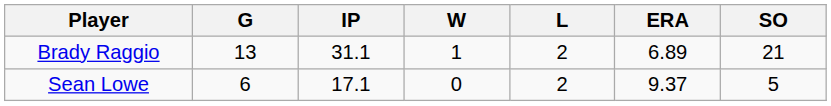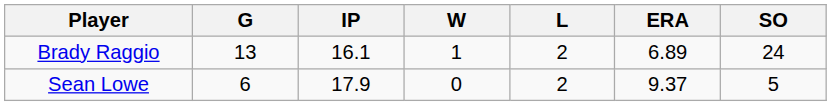(351, 52) 31.1 -> (351, 52) 16.1
(773, 52) 21 -> (773, 52) 24
(351, 84) 17.1 -> (351, 84) 17.9
